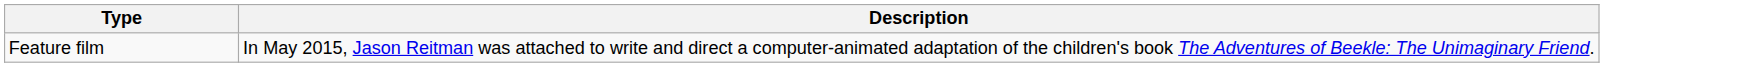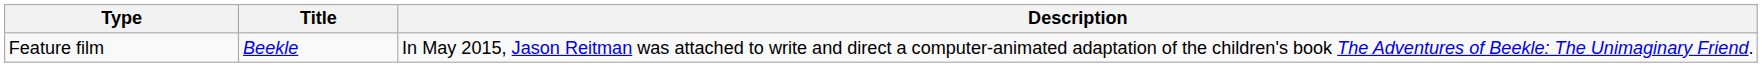+ column: (318, 18)
